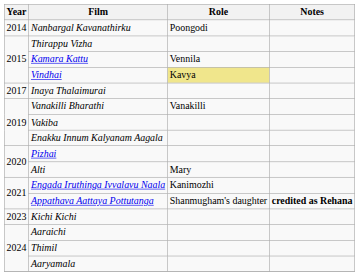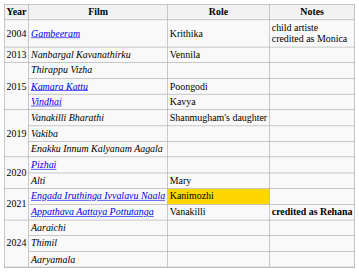+ row: (56, 33)
(17, 28) 2014 -> (17, 54) 2013
(189, 28) Poongodi -> (185, 54) Vennila
(185, 59) Vennila -> (189, 86) Poongodi
(183, 75) khaki background -> (183, 102) no background
- row: (68, 91)
(188, 106) Vanakilli -> (218, 117) Shanmugham's daughter
(192, 185) no background -> (192, 196) gold background
(218, 201) Shanmugham's daughter -> (188, 212) Vanakilli
- row: (54, 216)
